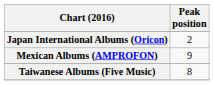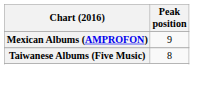- row: (87, 39)
